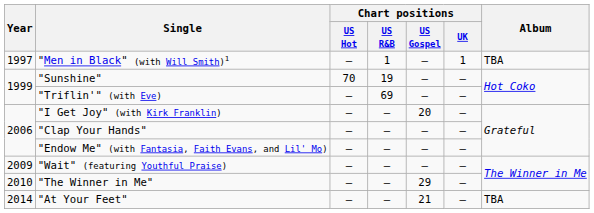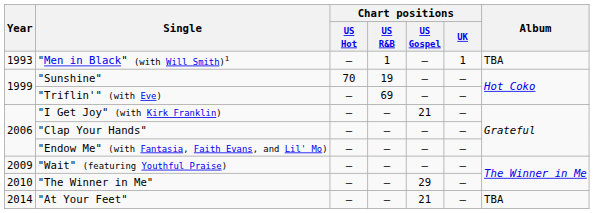(20, 60) 1997 -> (20, 60) 1993
(425, 113) 20 -> (425, 113) 21
